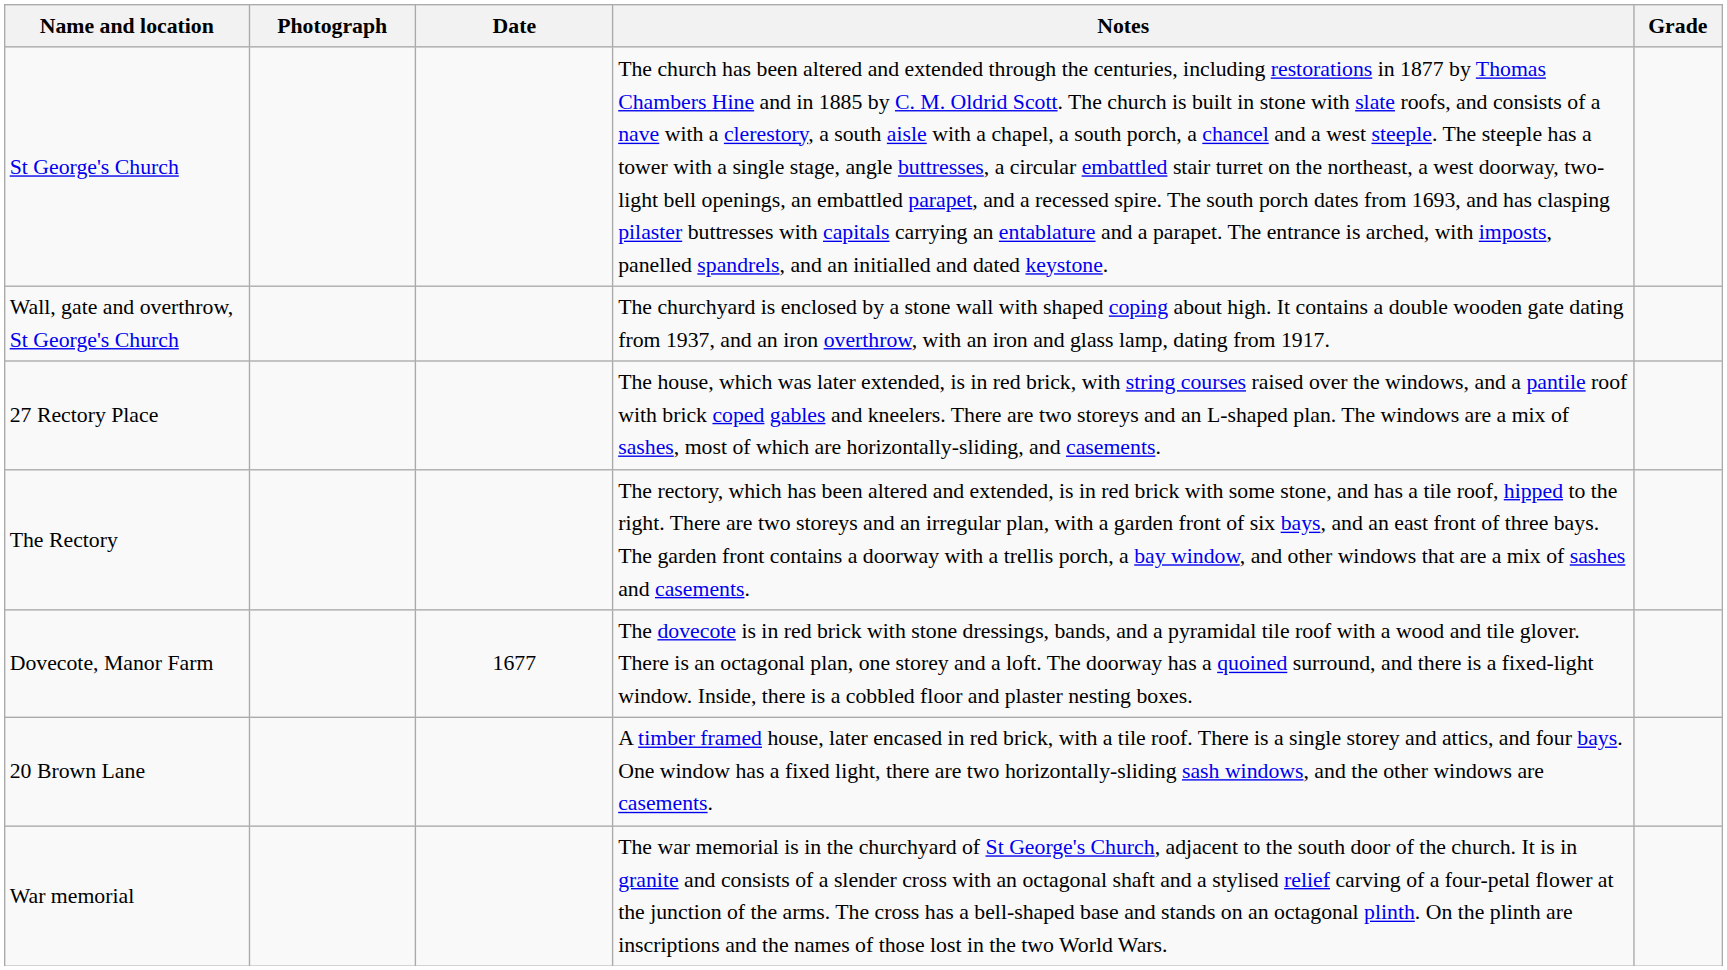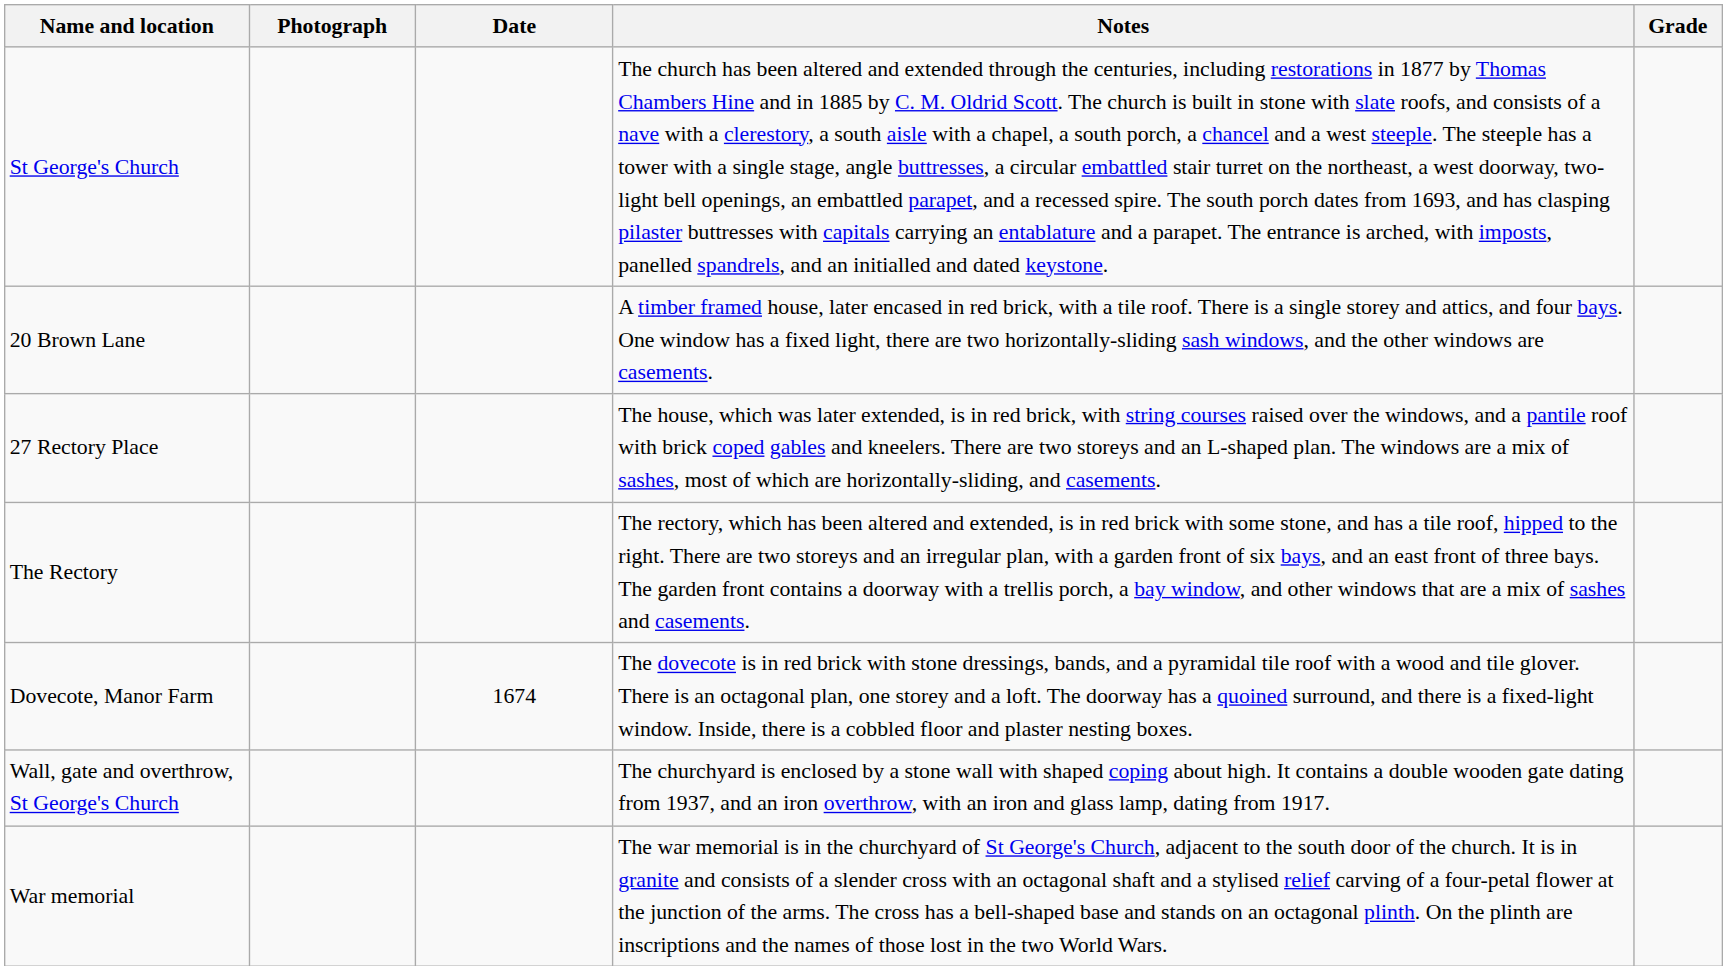rows swapped: (77, 771) <-> (121, 323)
(514, 663) 1677 -> (514, 696) 1674
